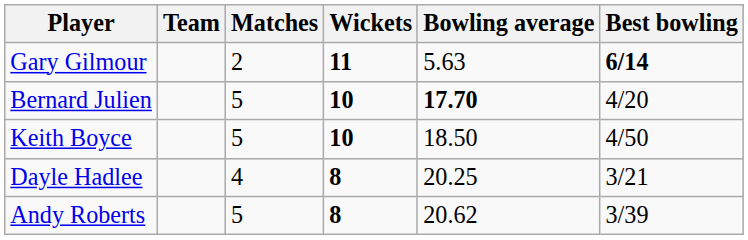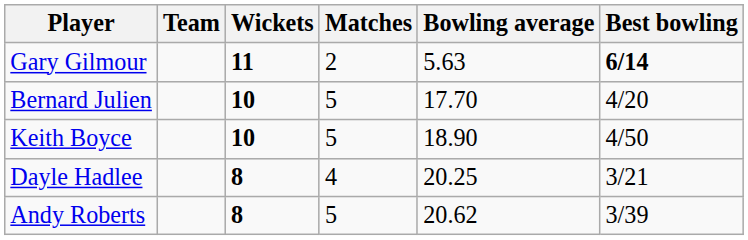columns swapped: (371, 23) <-> (275, 23)
(450, 100) bold -> (450, 100) normal
(450, 138) 18.50 -> (450, 138) 18.90
